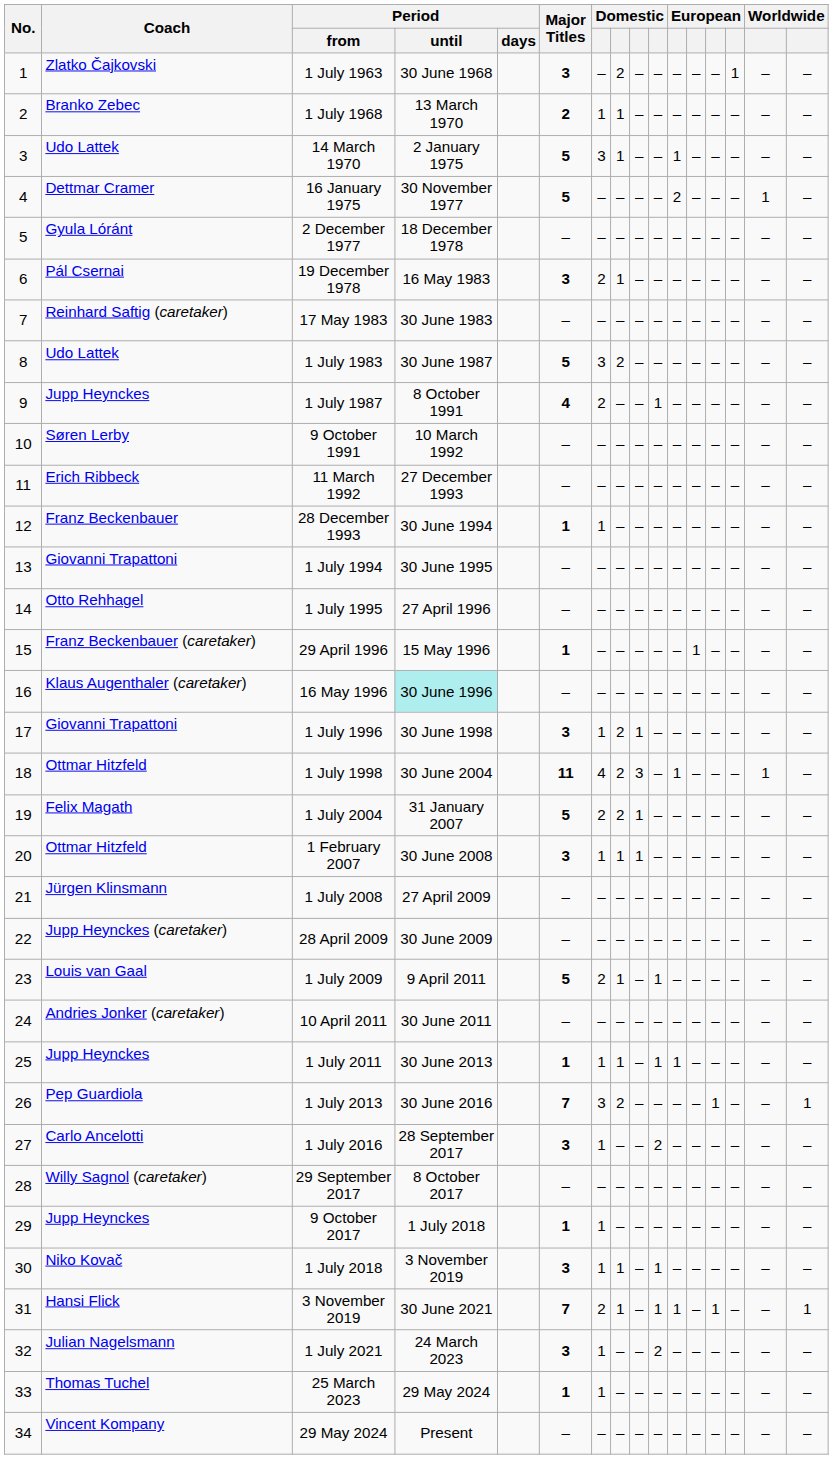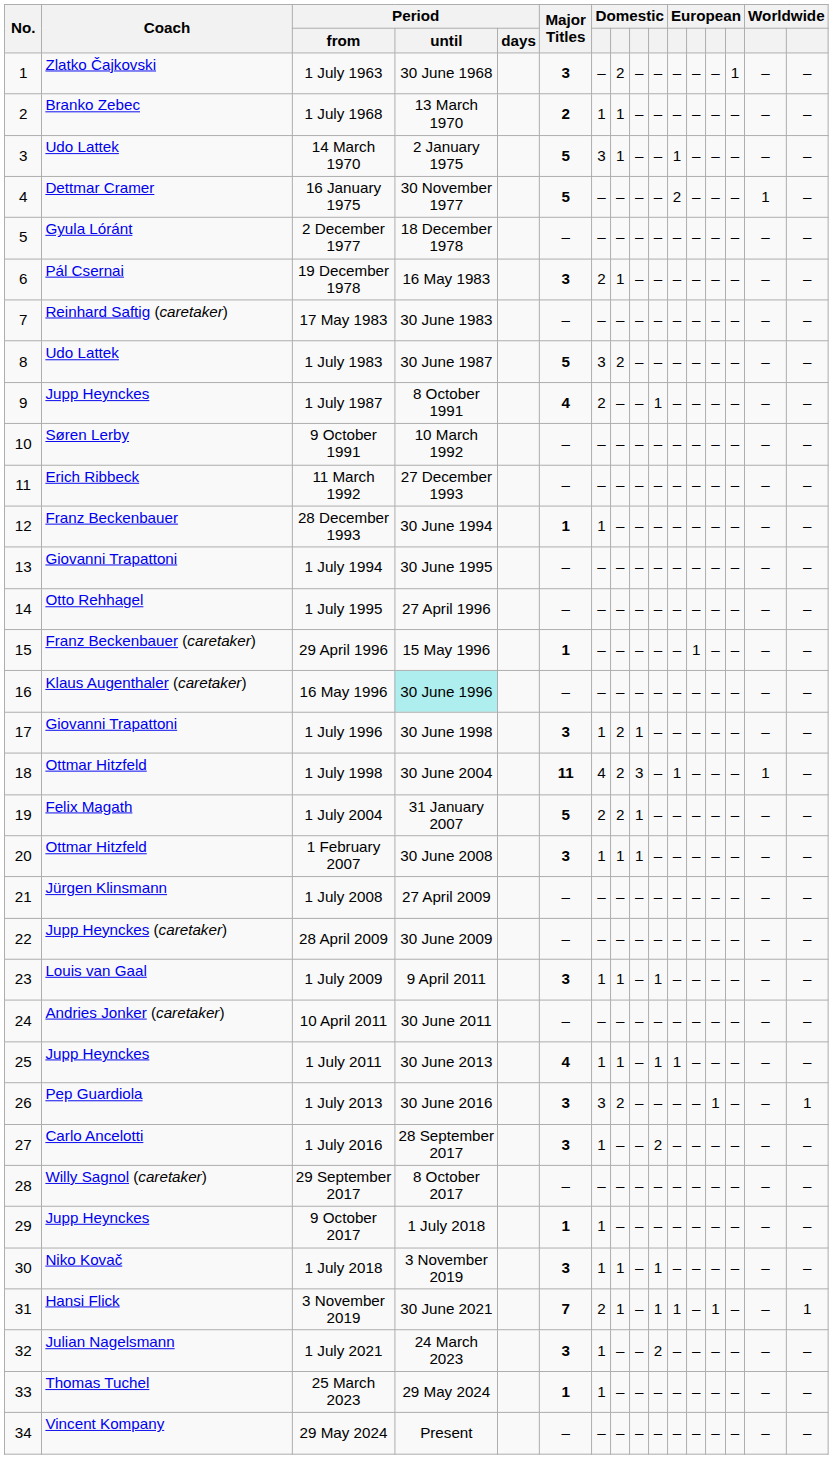(566, 979) 5 -> (566, 979) 3
(601, 979) 2 -> (601, 979) 1
(566, 1062) 1 -> (566, 1062) 4
(566, 1103) 7 -> (566, 1103) 3
